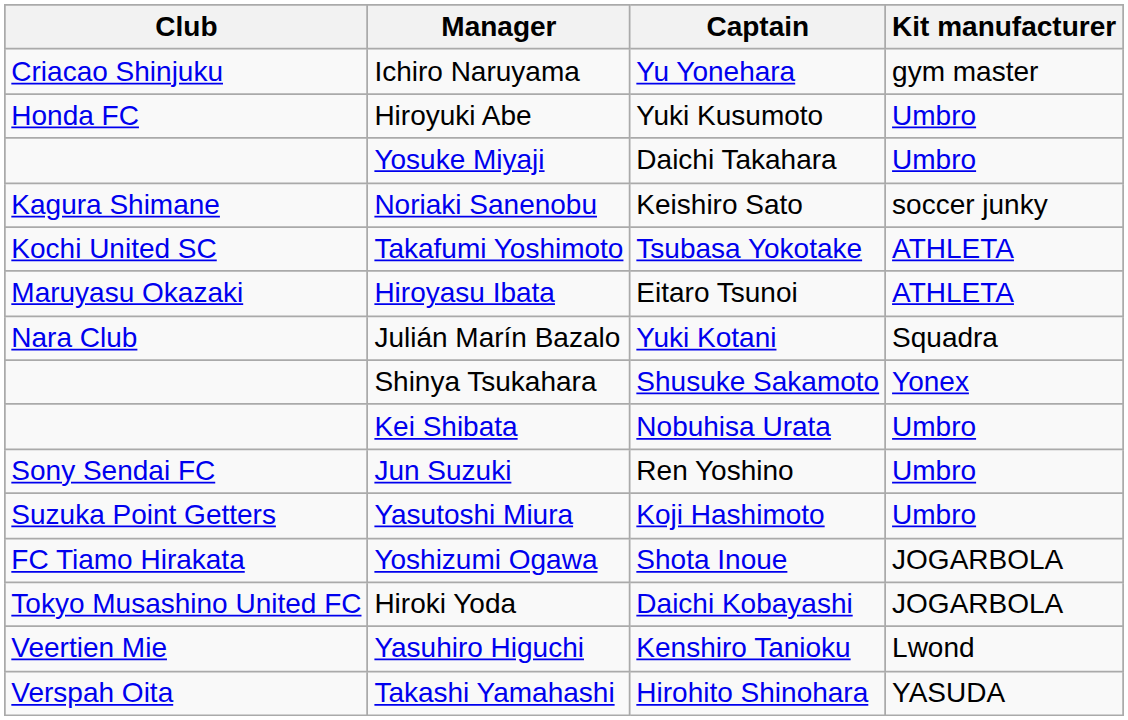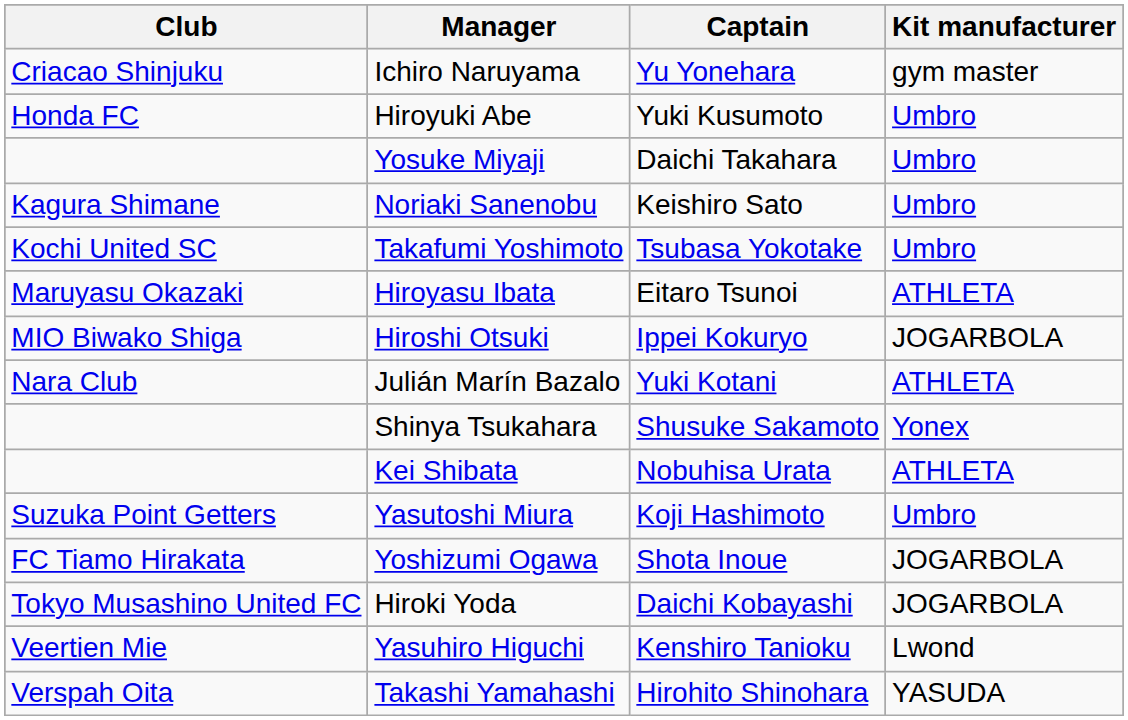(970, 204) soccer junky -> (934, 204) Umbro
(953, 248) ATHLETA -> (934, 248) Umbro
+ row: (462, 337)
(945, 337) Squadra -> (953, 381) ATHLETA
(934, 426) Umbro -> (953, 470) ATHLETA
- row: (443, 470)
